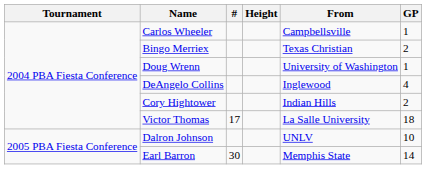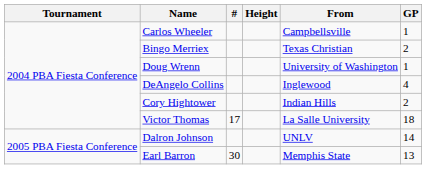(409, 137) 10 -> (409, 137) 14
(409, 155) 14 -> (409, 155) 13
